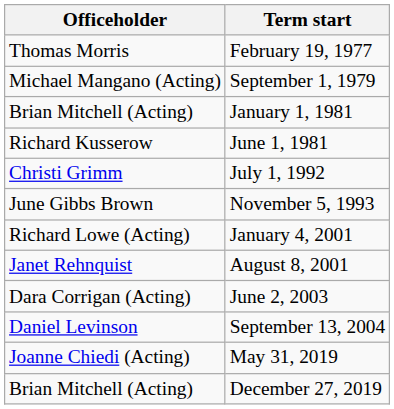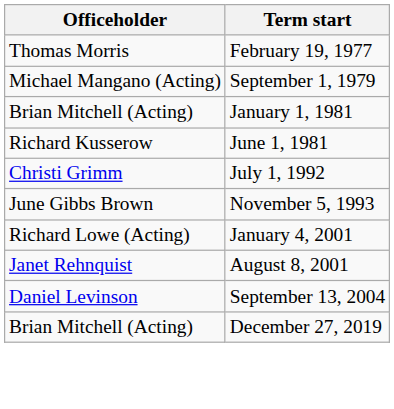- row: (279, 296)
- row: (284, 357)
